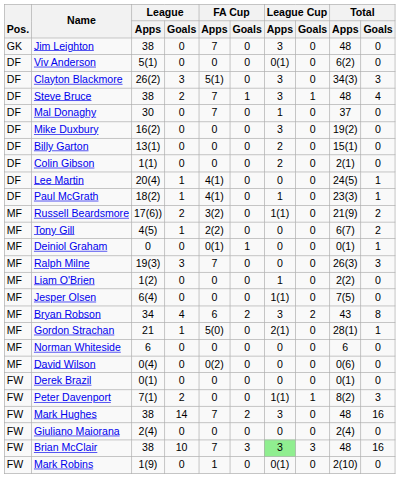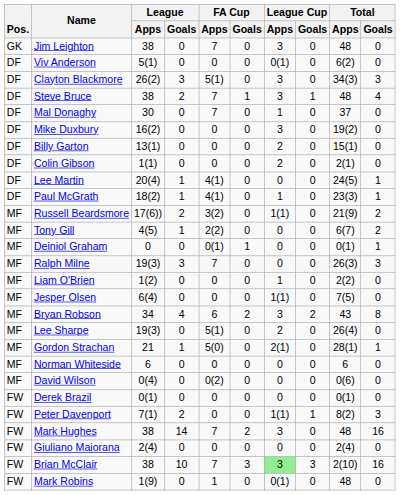+ row: (61, 331)
(345, 448) 48 -> (345, 465) 2(10)
(345, 465) 2(10) -> (345, 481) 48
